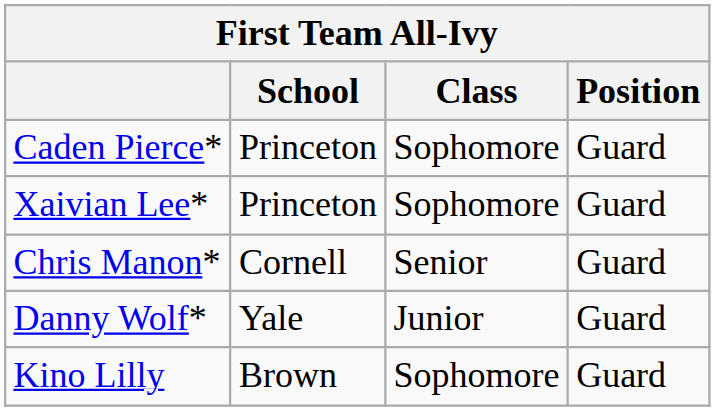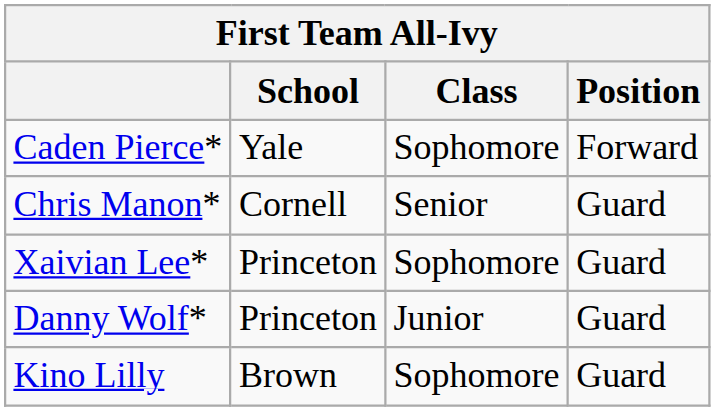(308, 147) Princeton -> (271, 147) Yale
(621, 147) Guard -> (637, 147) Forward
rows swapped: (117, 261) <-> (111, 204)
(271, 318) Yale -> (308, 318) Princeton
